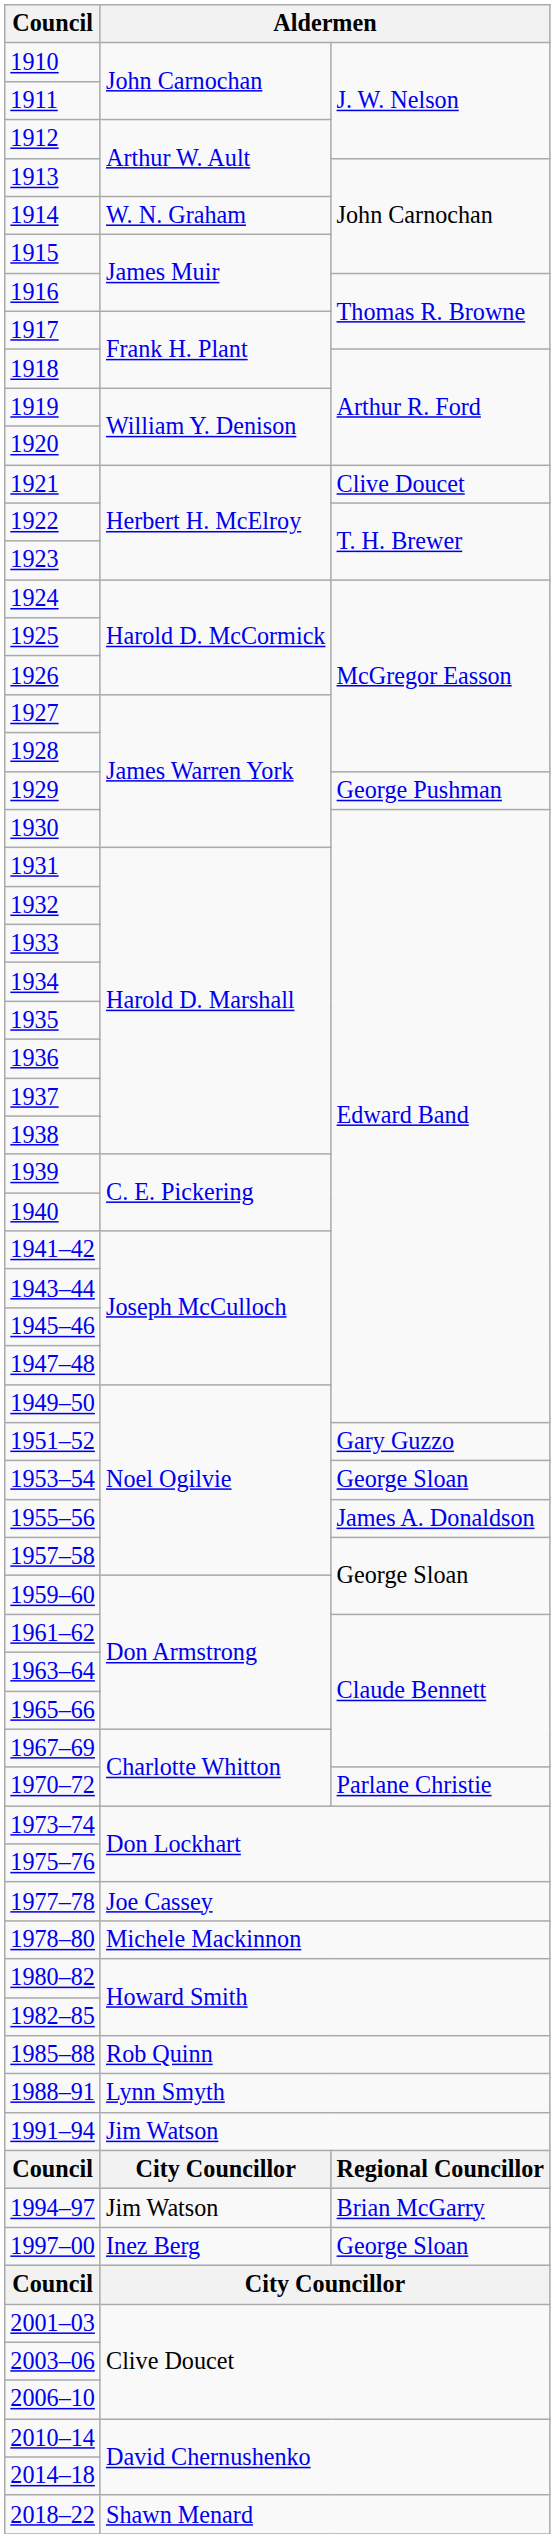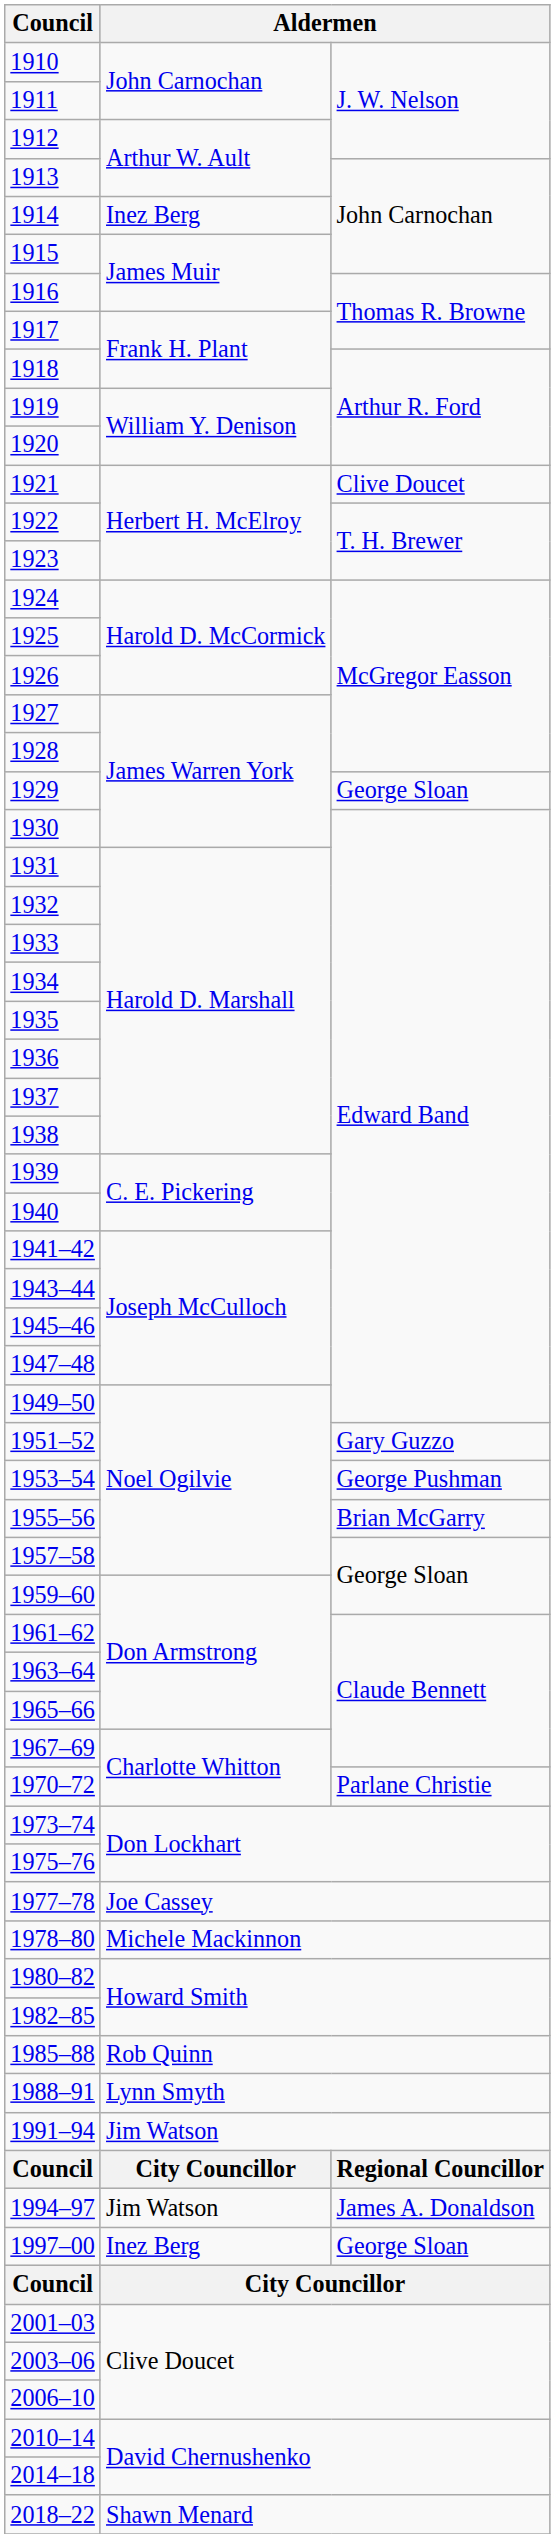(176, 215) W. N. Graham -> (153, 215) Inez Berg
(419, 789) George Pushman -> (402, 789) George Sloan
(402, 1479) George Sloan -> (419, 1479) George Pushman
(436, 1517) James A. Donaldson -> (411, 1517) Brian McGarry
(411, 2207) Brian McGarry -> (436, 2207) James A. Donaldson
